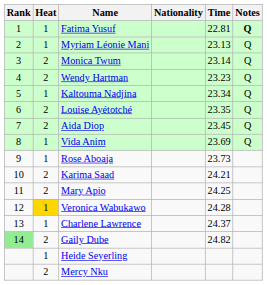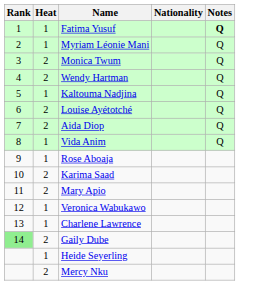- column: (219, 12)
(46, 207) gold background -> (46, 207) no background
